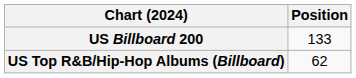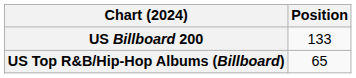(320, 61) 62 -> (320, 61) 65
